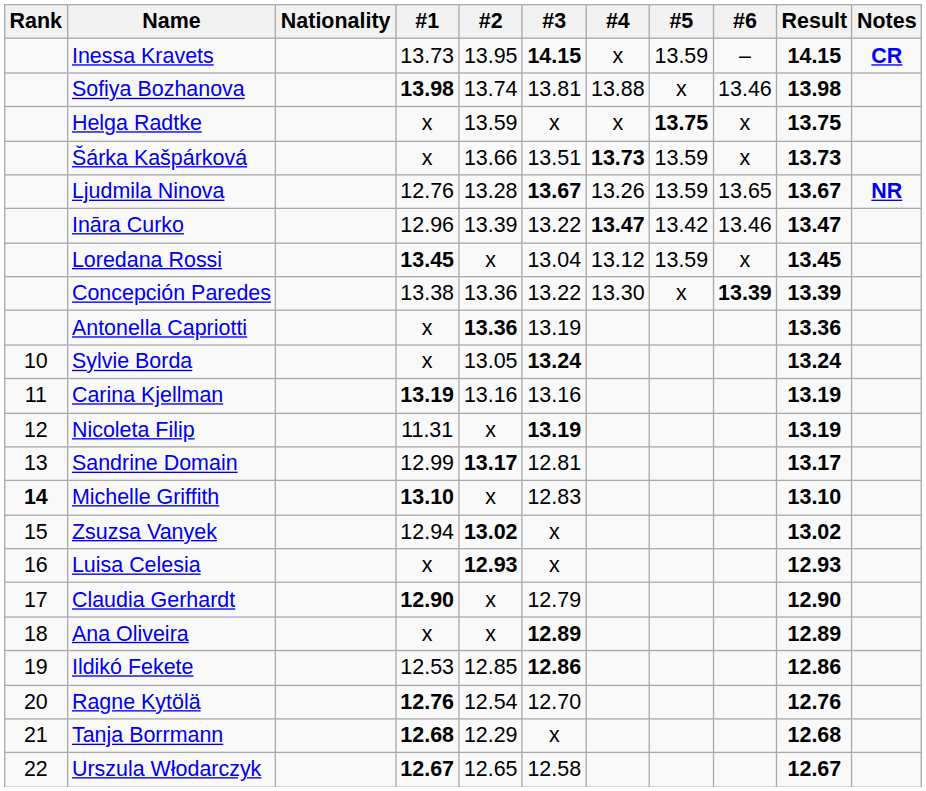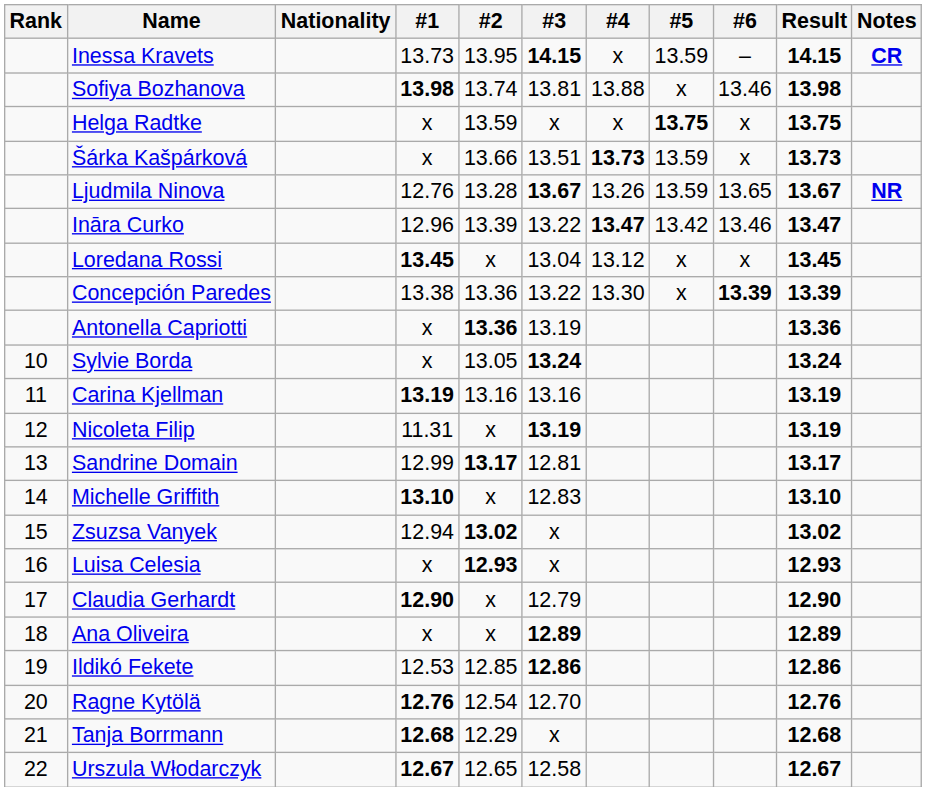(681, 259) 13.59 -> (681, 259) x
(36, 497) bold -> (36, 497) normal
